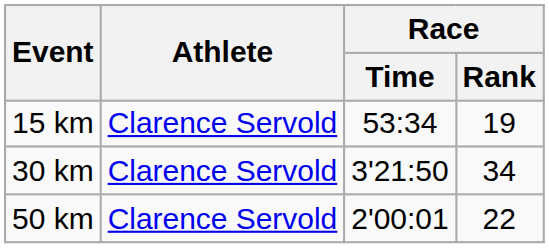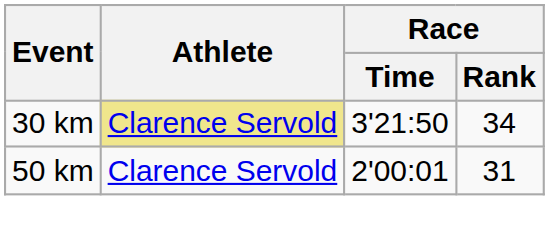- row: (53, 124)
(222, 171) no background -> (222, 124) khaki background
(499, 218) 22 -> (499, 171) 31
